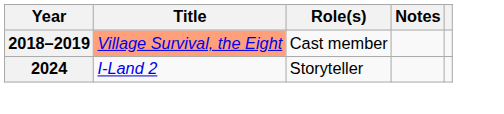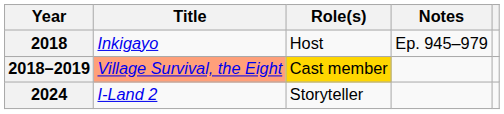+ row: (49, 43)
(339, 43) no background -> (339, 69) gold background
